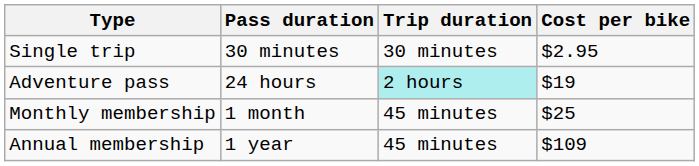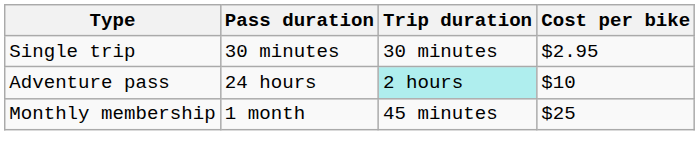(558, 83) $19 -> (558, 83) $10
- row: (107, 145)
